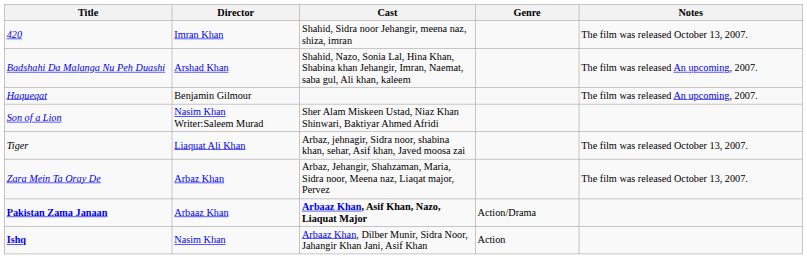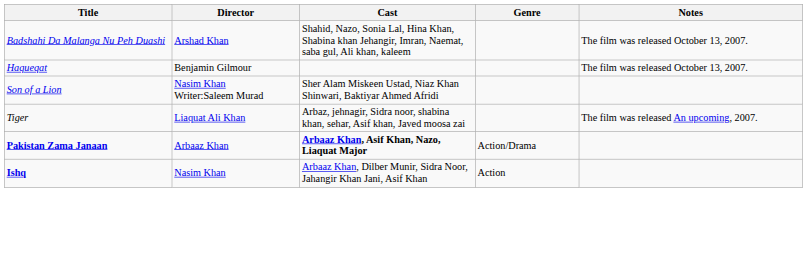- row: (14, 34)
(669, 68) The film was released An upcoming, 2007. -> (665, 40) The film was released October 13, 2007.
(669, 95) The film was released An upcoming, 2007. -> (665, 68) The film was released October 13, 2007.
(665, 145) The film was released October 13, 2007. -> (669, 117) The film was released An upcoming, 2007.
- row: (54, 179)
